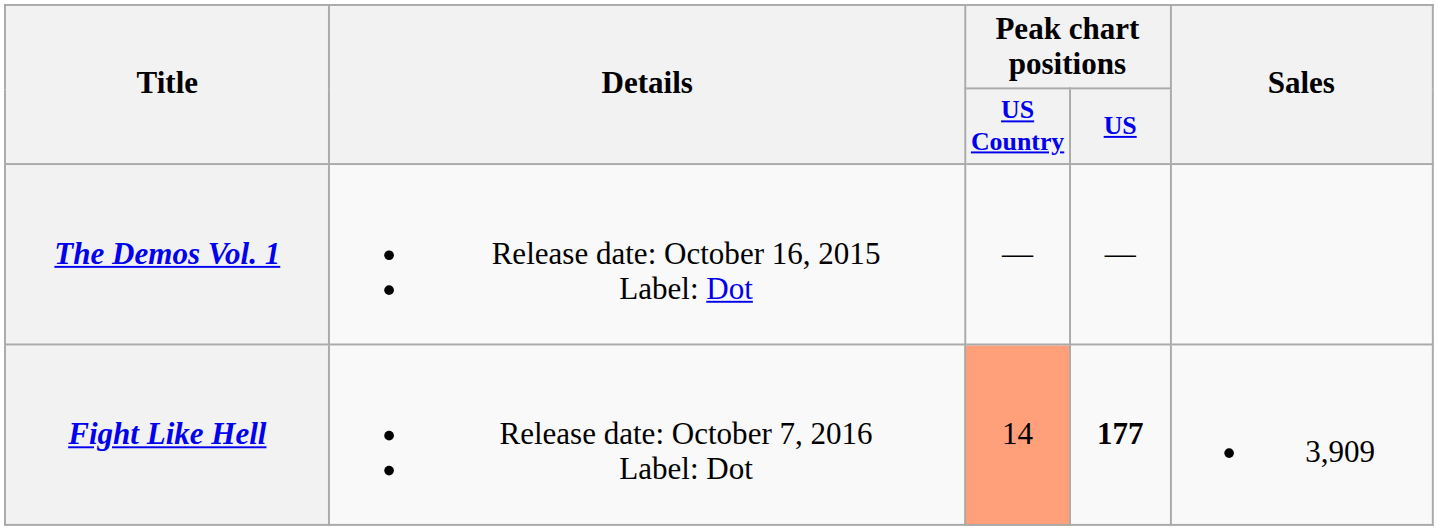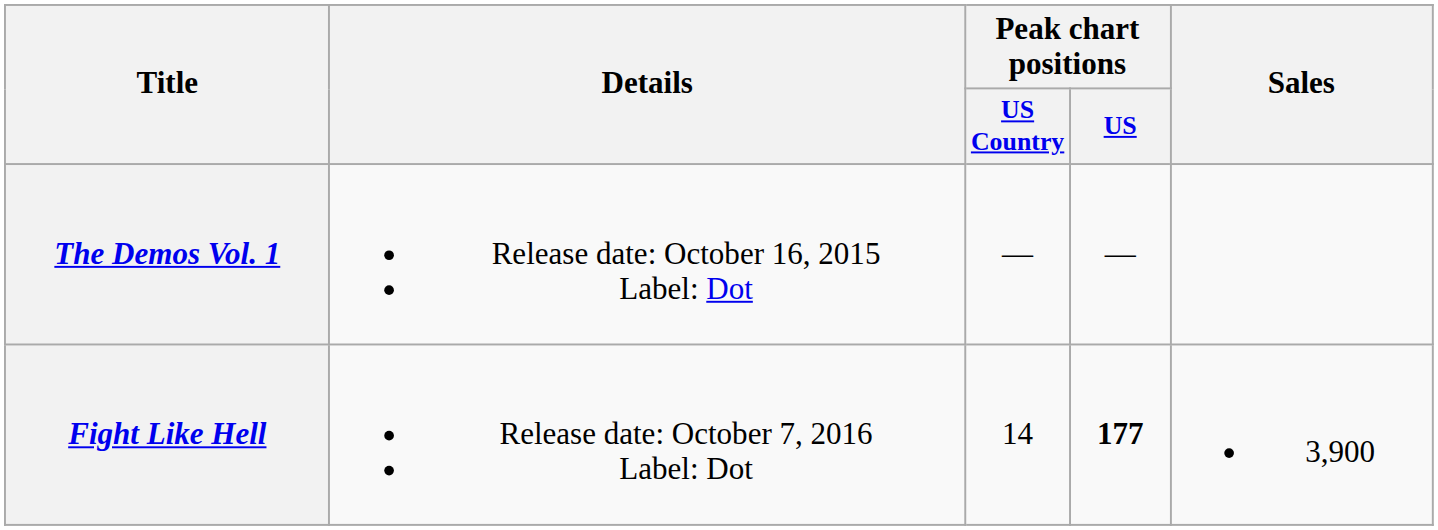(1018, 434) lightsalmon background -> (1018, 434) no background
(1301, 453) 3,909 -> (1301, 453) 3,900
